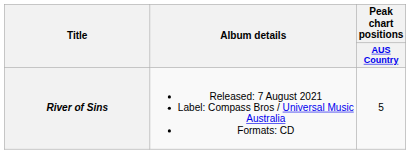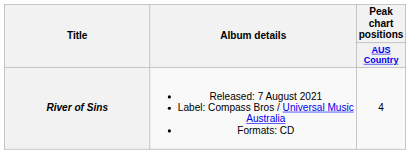(381, 108) 5 -> (381, 108) 4
